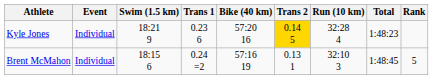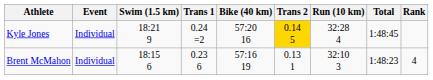(199, 34) 0.23 6 -> (199, 34) 0.24 =2
(384, 34) 1:48:23 -> (384, 34) 1:48:45
(199, 61) 0.24 =2 -> (199, 61) 0.23 6
(384, 61) 1:48:45 -> (384, 61) 1:48:23
(414, 61) 5 -> (414, 61) 4
